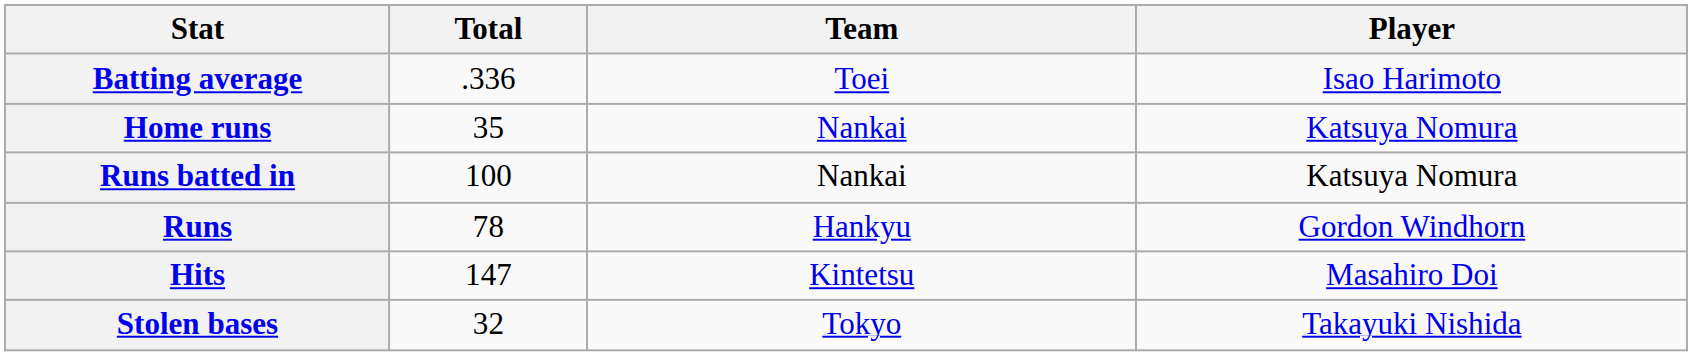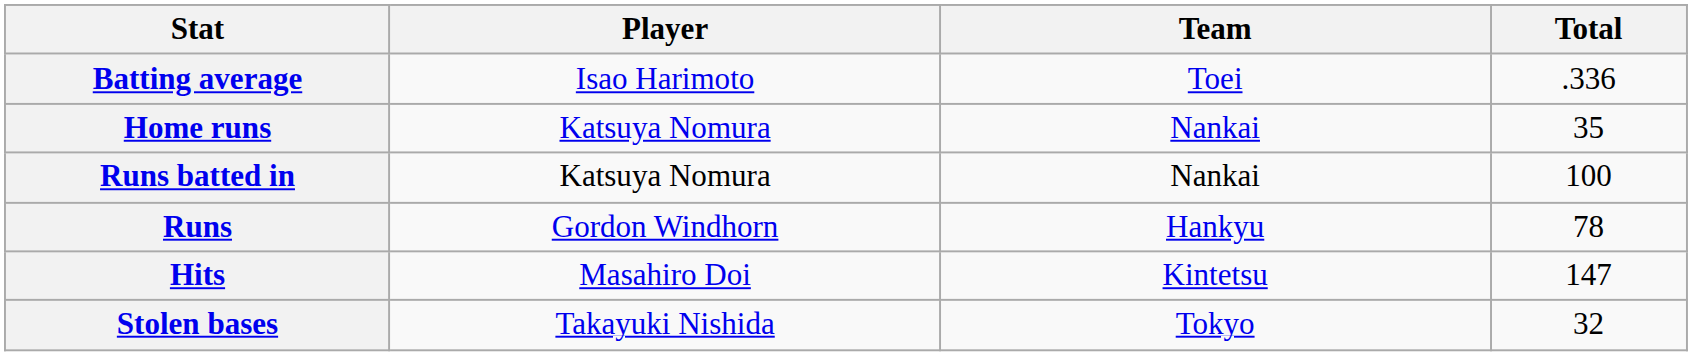columns swapped: (1412, 29) <-> (488, 29)
